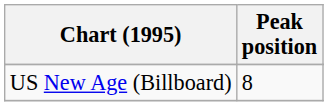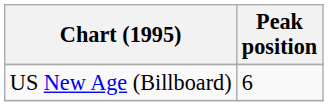(247, 82) 8 -> (247, 82) 6
